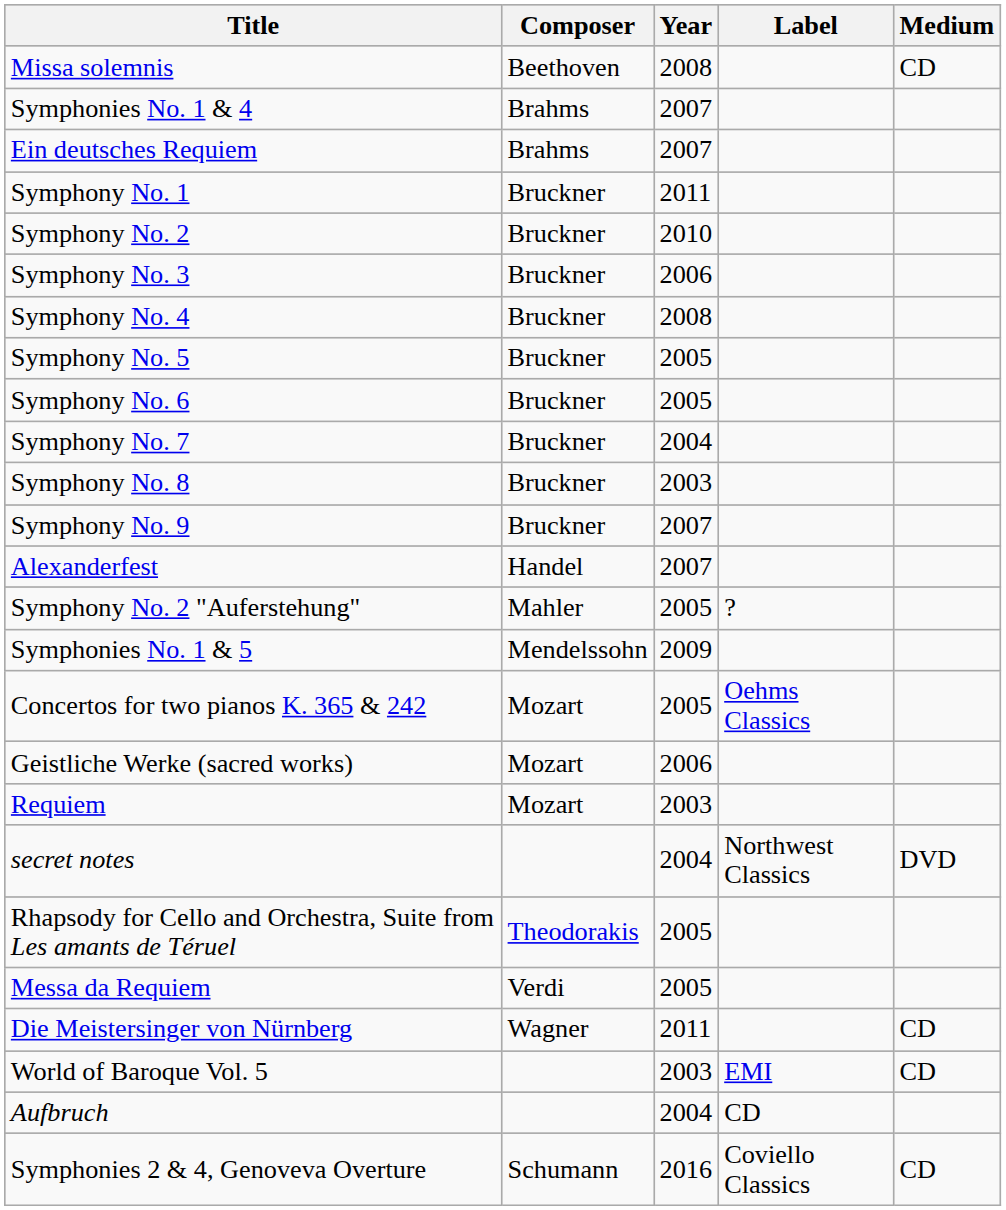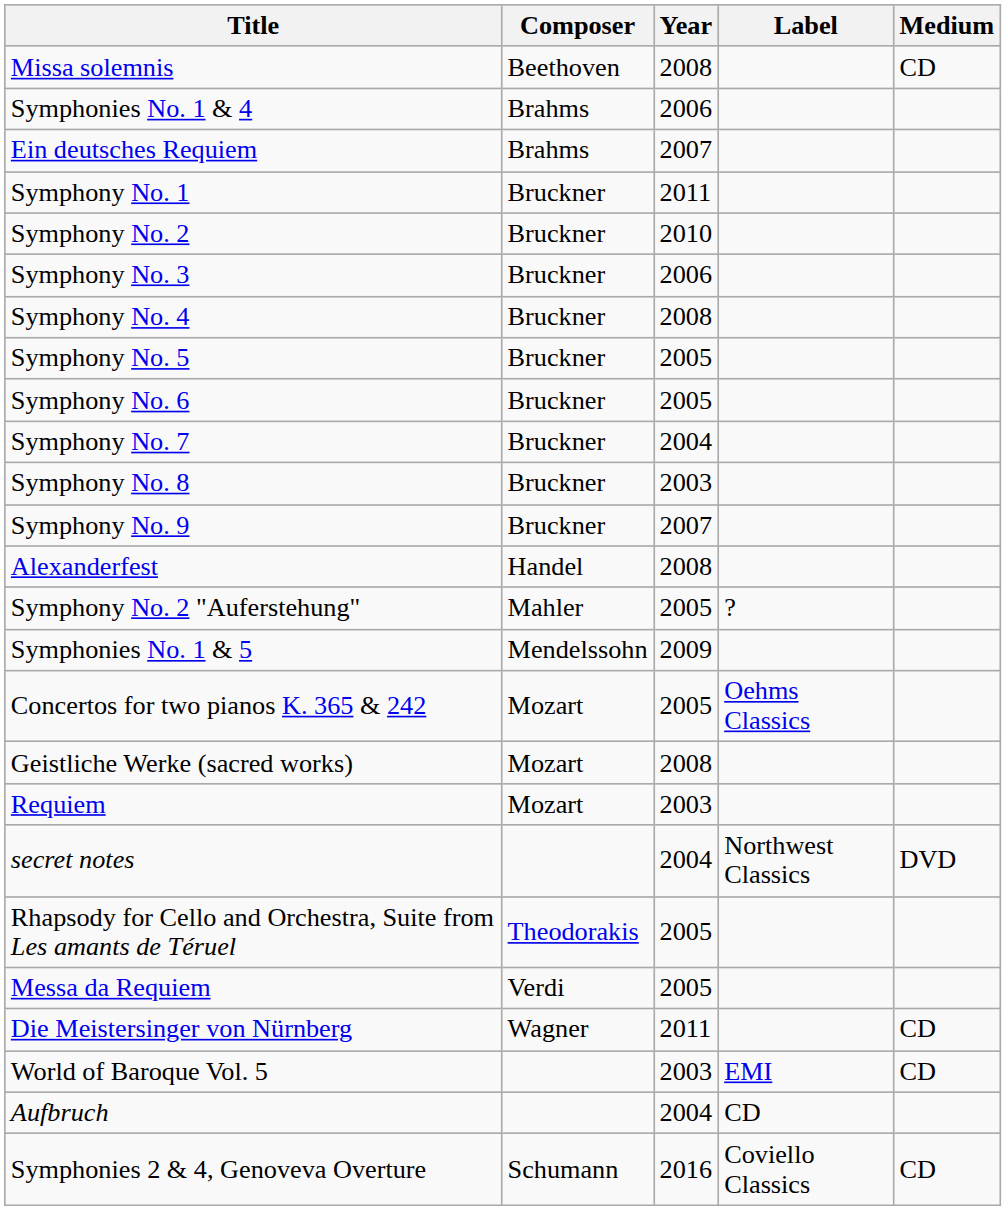(686, 108) 2007 -> (686, 108) 2006
(686, 566) 2007 -> (686, 566) 2008
(686, 762) 2006 -> (686, 762) 2008
